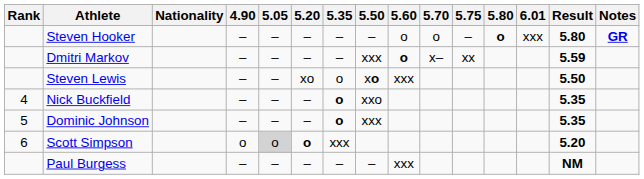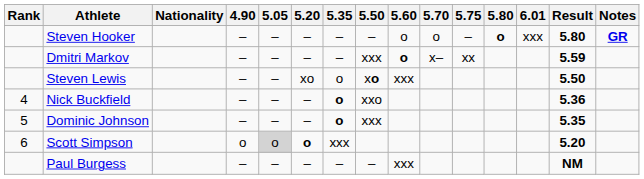(572, 100) 5.35 -> (572, 100) 5.36
